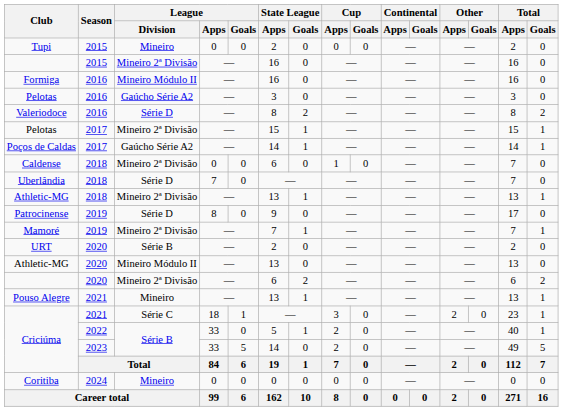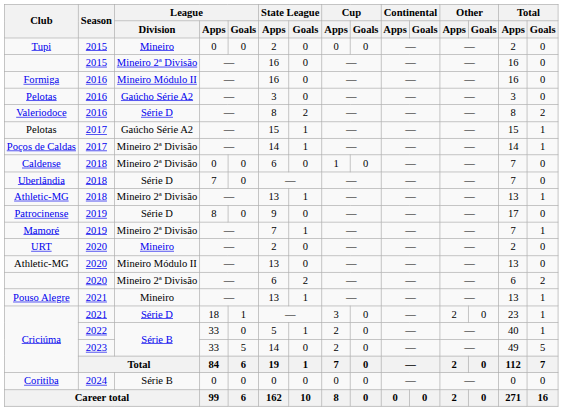(157, 130) Mineiro 2ª Divisão -> (157, 130) Gaúcho Série A2
(157, 146) Gaúcho Série A2 -> (157, 146) Mineiro 2ª Divisão
(157, 247) Série B -> (157, 247) Mineiro
(157, 314) Série C -> (157, 314) Série D
(157, 381) Mineiro -> (157, 381) Série B
